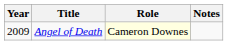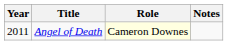(18, 31) 2009 -> (18, 31) 2011
